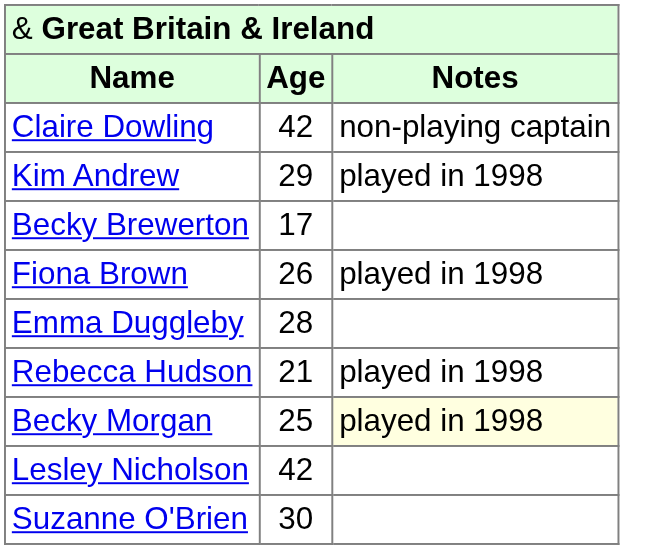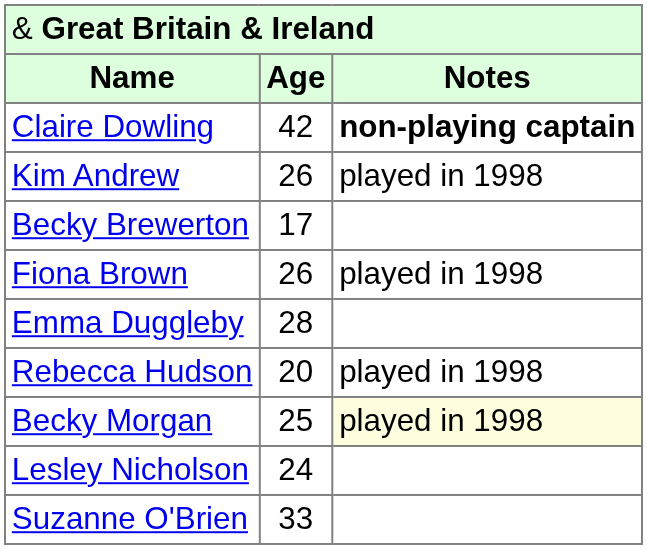(475, 127) normal -> (487, 127) bold
(296, 176) 29 -> (296, 176) 26
(296, 372) 21 -> (296, 372) 20
(296, 470) 42 -> (296, 470) 24
(296, 519) 30 -> (296, 519) 33
